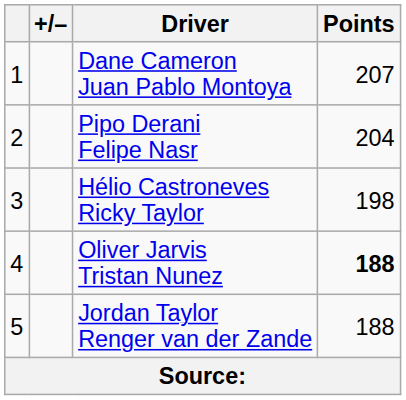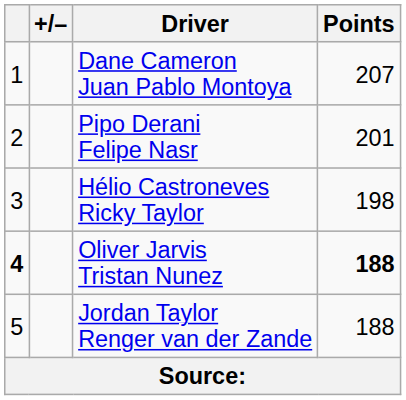(375, 137) 204 -> (375, 137) 201
(17, 263) normal -> (17, 263) bold
